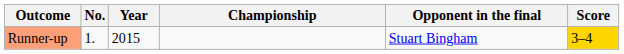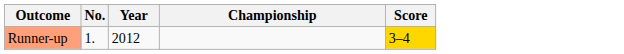- column: (477, 15)
(126, 37) 2015 -> (126, 37) 2012
